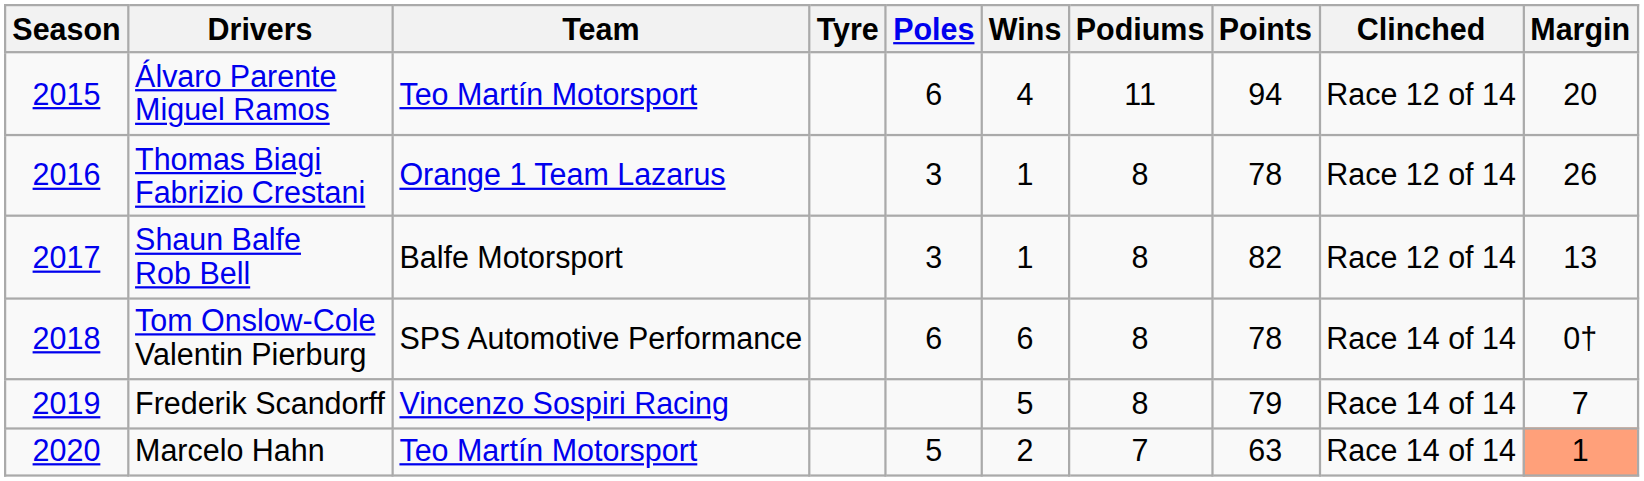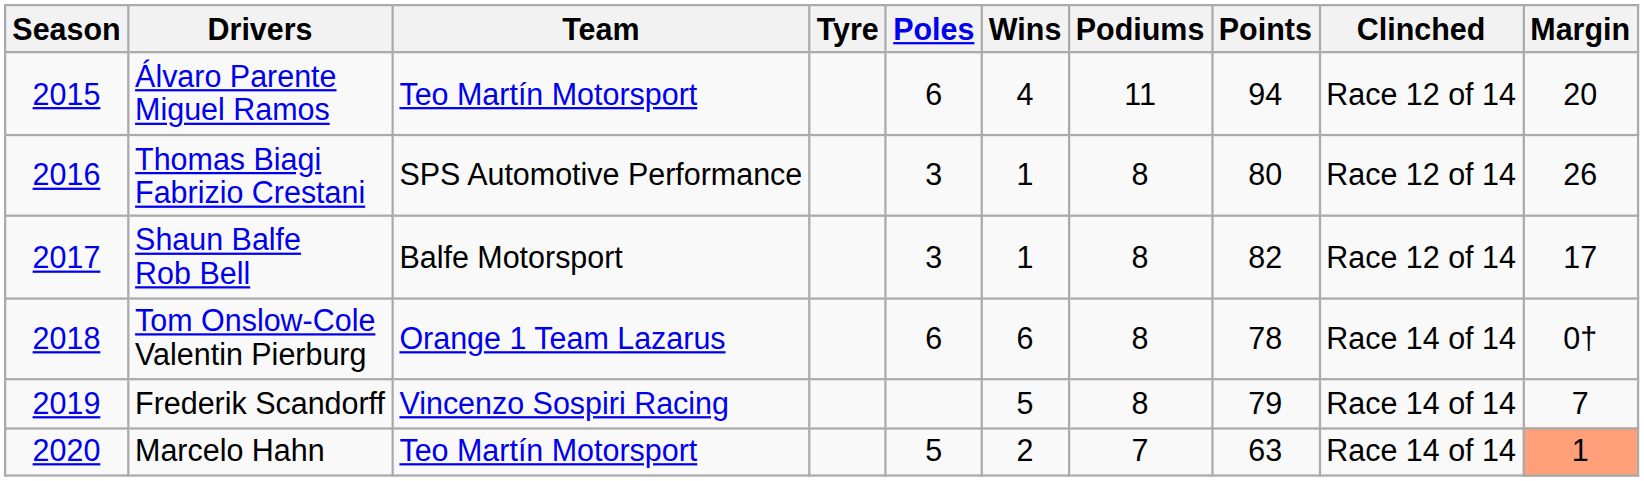(562, 175) Orange 1 Team Lazarus -> (601, 175) SPS Automotive Performance
(1265, 175) 78 -> (1265, 175) 80
(1580, 257) 13 -> (1580, 257) 17
(601, 338) SPS Automotive Performance -> (562, 338) Orange 1 Team Lazarus
